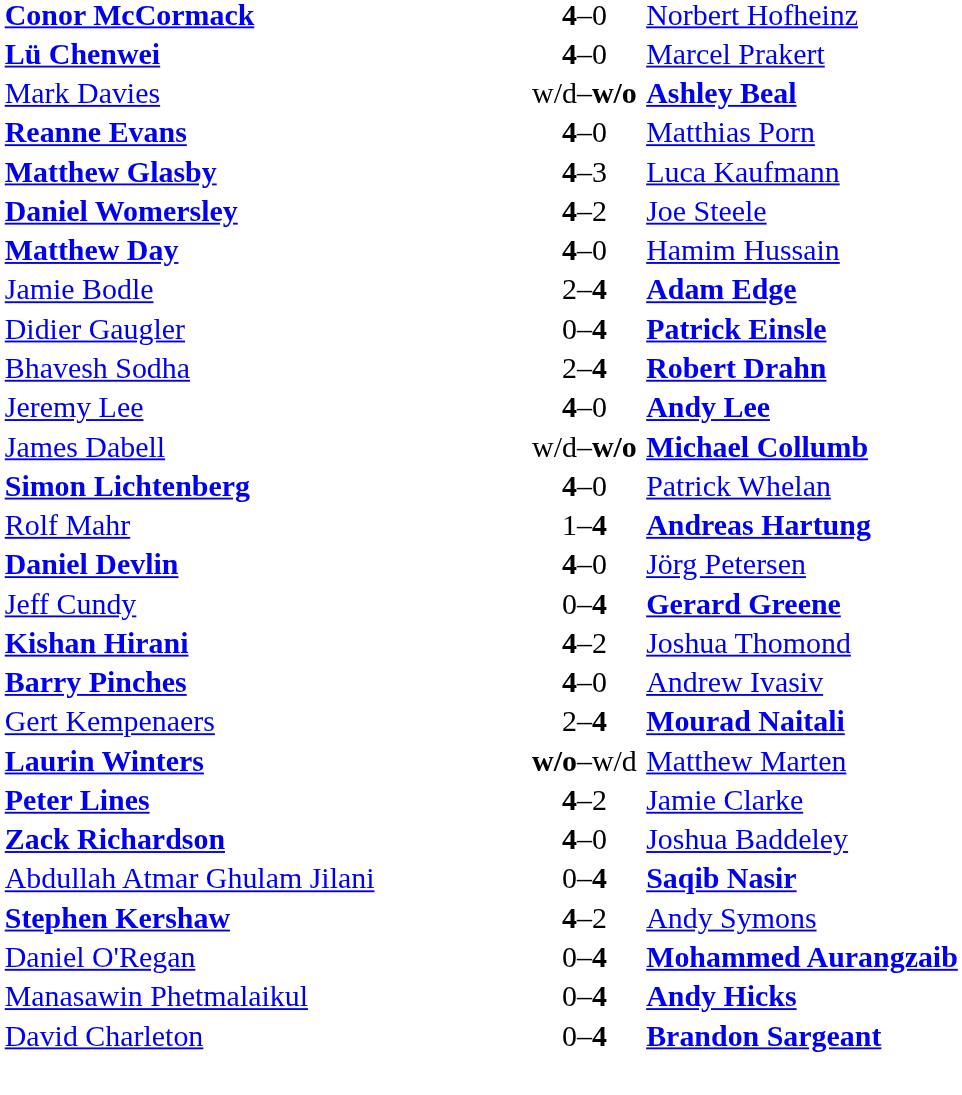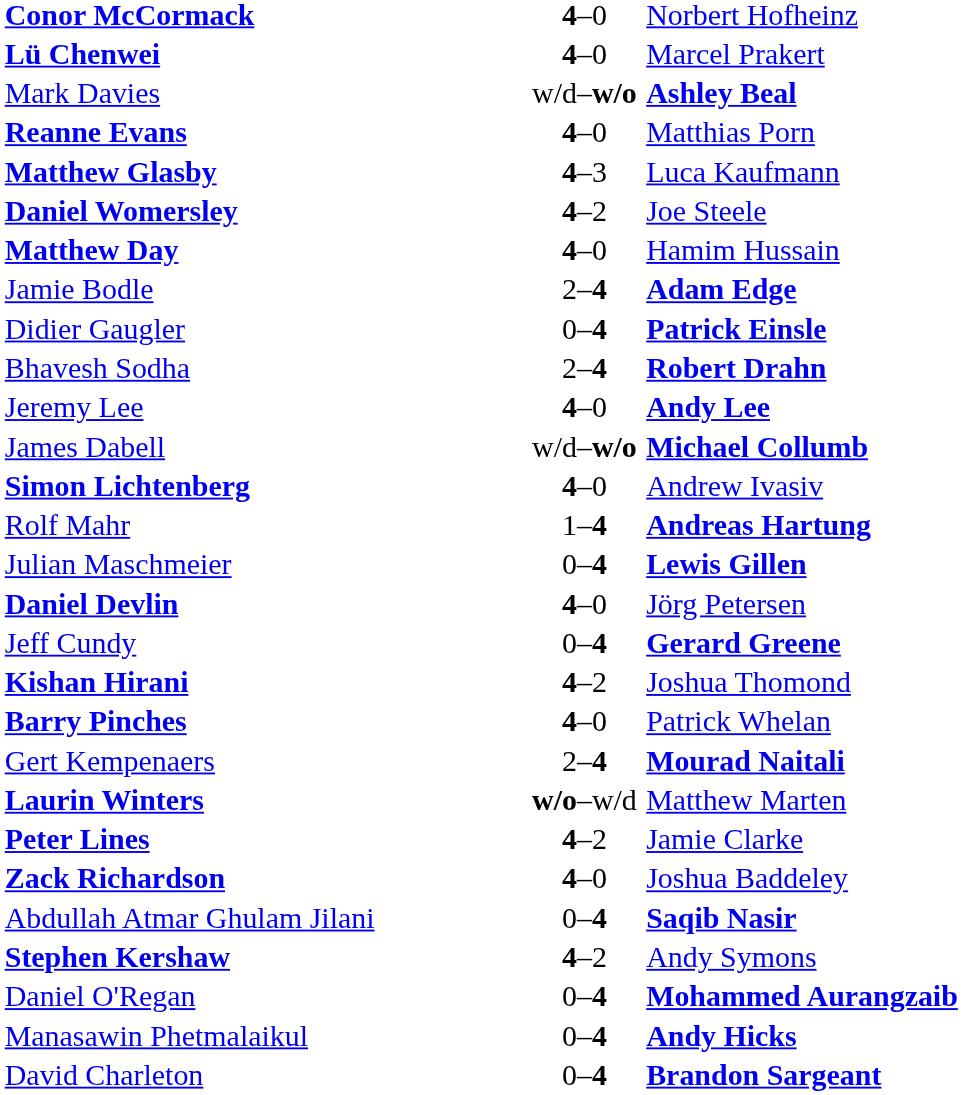(739, 485) Patrick Whelan -> (735, 485) Andrew Ivasiv
+ row: (118, 564)
(735, 682) Andrew Ivasiv -> (739, 721) Patrick Whelan
